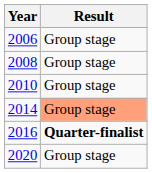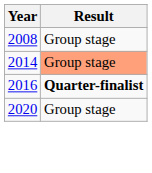- row: (23, 39)
- row: (23, 86)
